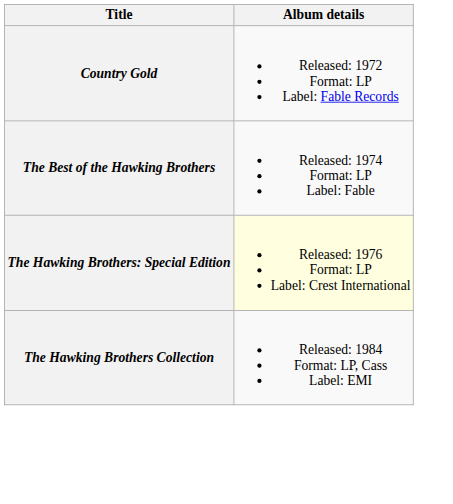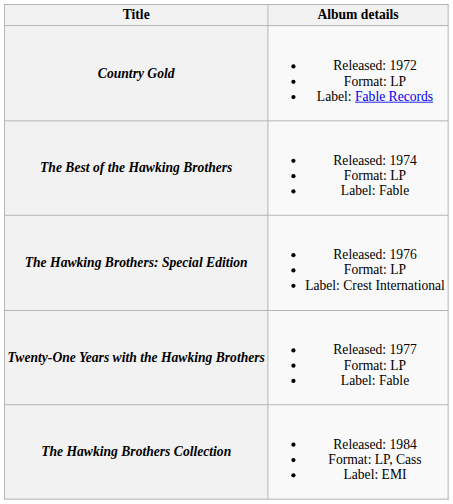(324, 270) lightyellow background -> (358, 270) no background
+ row: (136, 357)
